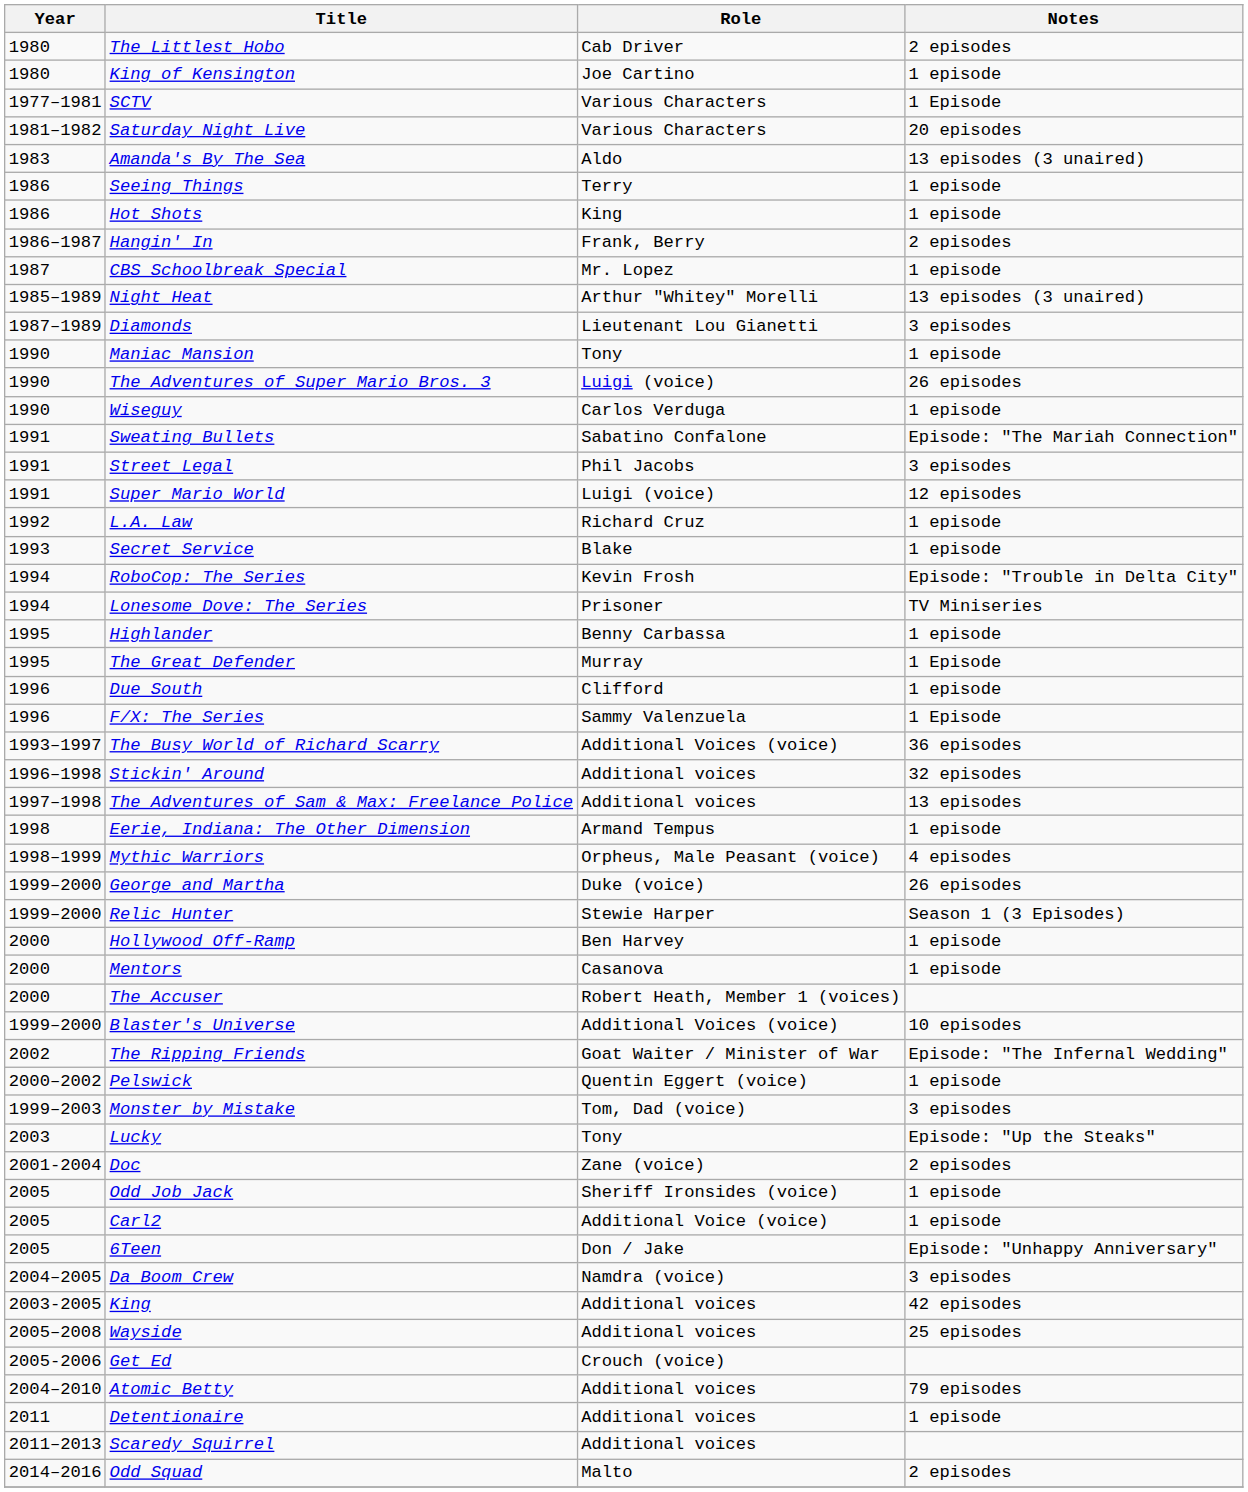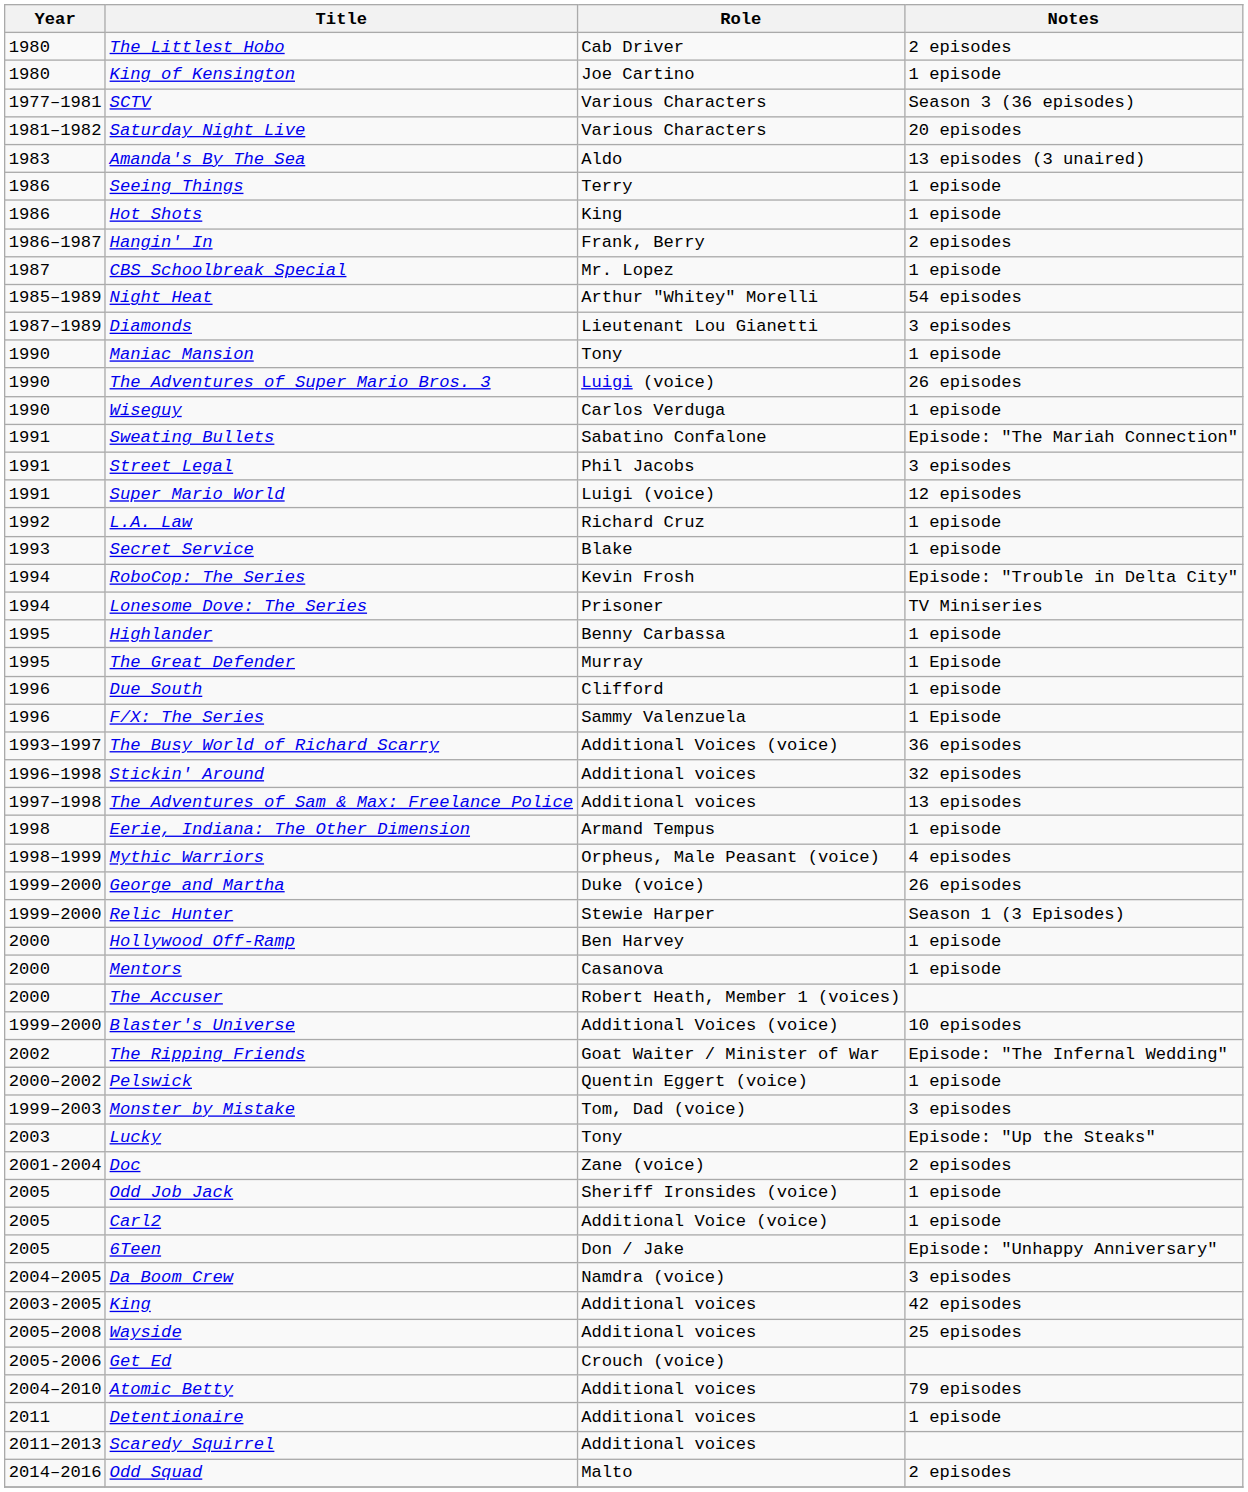(955, 103) 1 Episode -> (1022, 103) Season 3 (36 episodes)
(1027, 298) 13 episodes (3 unaired) -> (965, 298) 54 episodes
